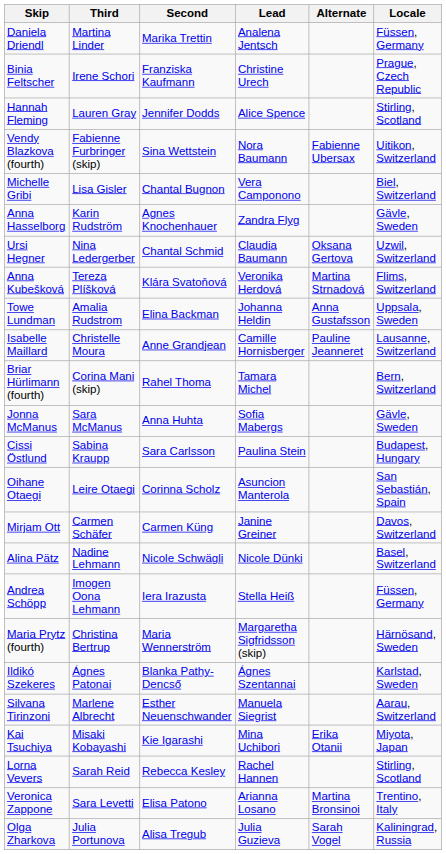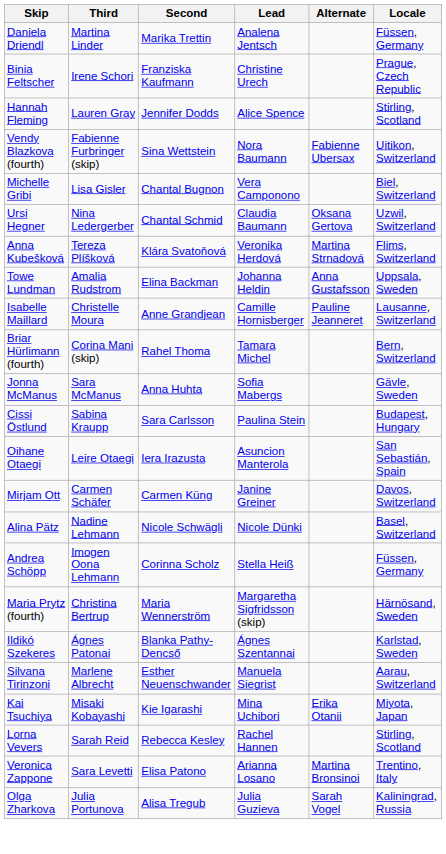- row: (36, 220)
(181, 489) Corinna Scholz -> (173, 458) Iera Irazusta
(174, 596) Iera Irazusta -> (180, 565) Corinna Scholz
